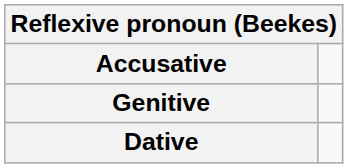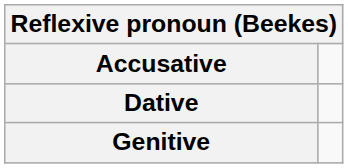rows swapped: (161, 102) <-> (161, 142)
